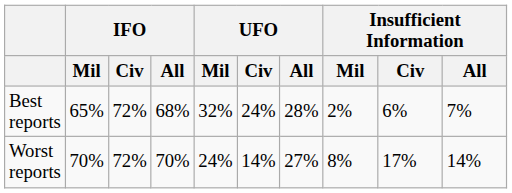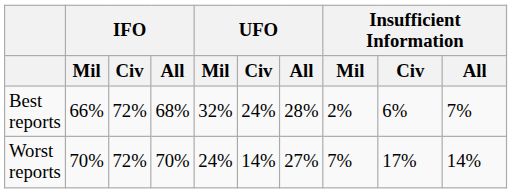(87, 111) 65% -> (87, 111) 66%
(340, 161) 8% -> (340, 161) 7%
